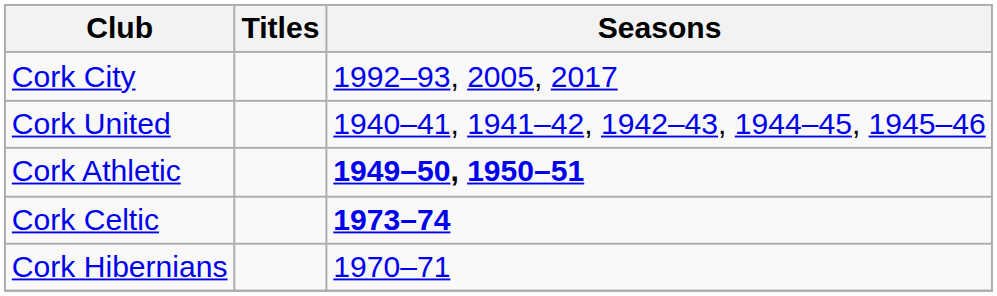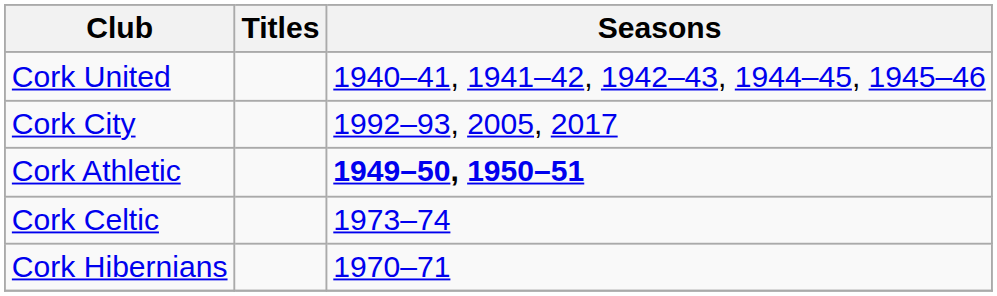rows swapped: (91, 123) <-> (74, 76)
(392, 219) bold -> (392, 219) normal
